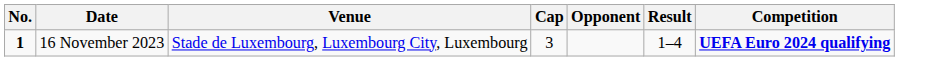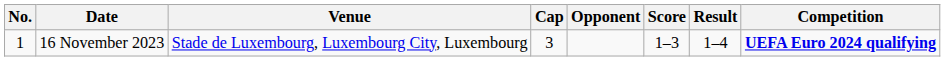+ column: (667, 17)
(20, 42) bold -> (20, 42) normal
